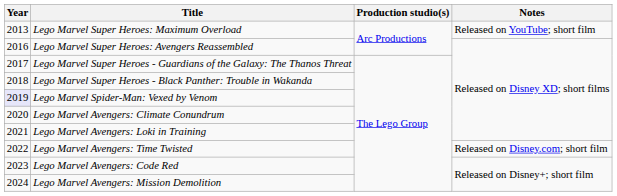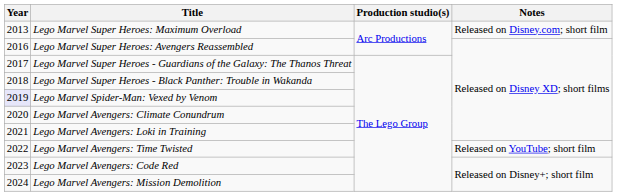(525, 30) Released on YouTube; short film -> (531, 30) Released on Disney.com; short film
(531, 149) Released on Disney.com; short film -> (525, 149) Released on YouTube; short film
